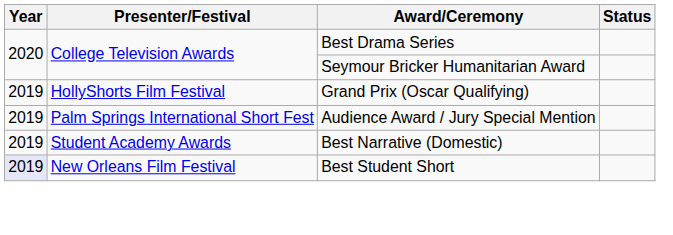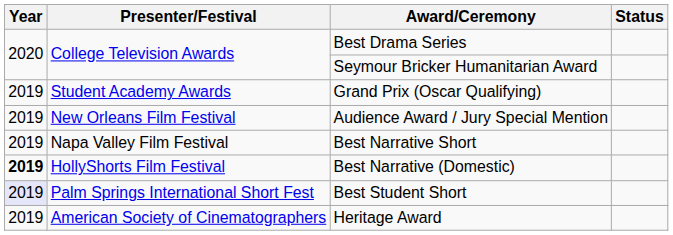(138, 92) HollyShorts Film Festival -> (141, 92) Student Academy Awards
(182, 117) Palm Springs International Short Fest -> (143, 117) New Orleans Film Festival
+ row: (405, 142)
(26, 142) normal -> (26, 167) bold
(141, 142) Student Academy Awards -> (138, 167) HollyShorts Film Festival
(143, 167) New Orleans Film Festival -> (182, 192) Palm Springs International Short Fest
+ row: (388, 218)
